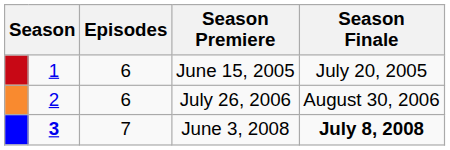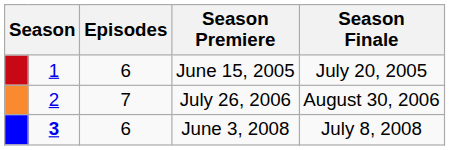(126, 99) 6 -> (126, 99) 7
(126, 129) 7 -> (126, 129) 6
(371, 129) bold -> (371, 129) normal
